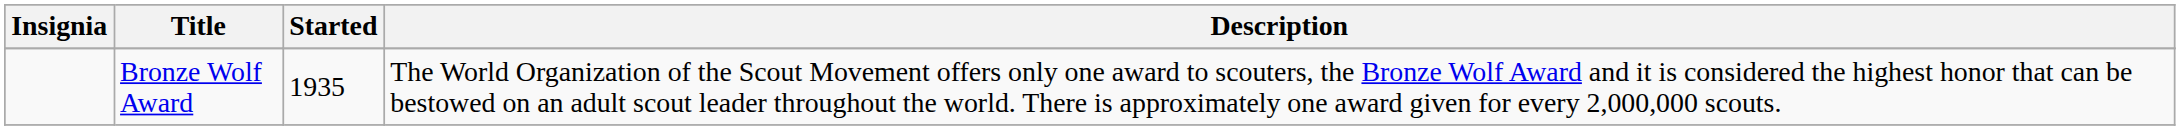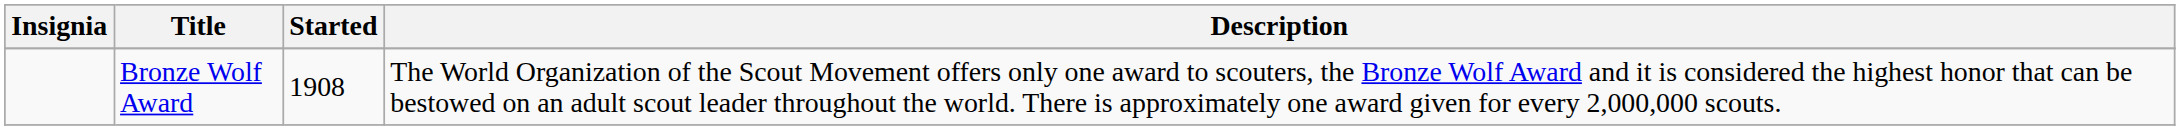(317, 86) 1935 -> (317, 86) 1908
